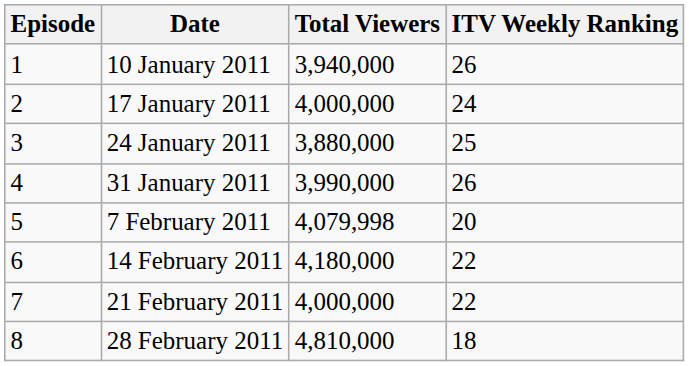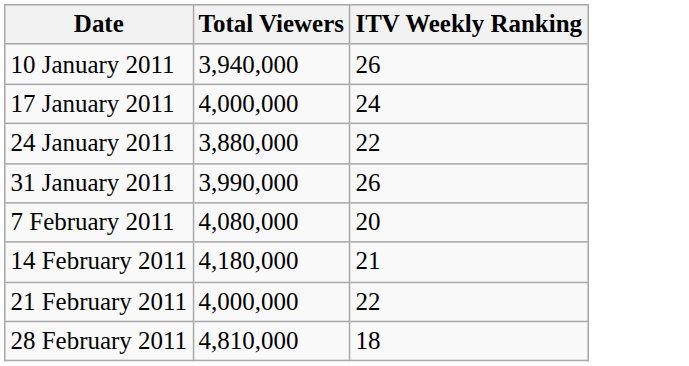- column: (53, 24)
(464, 143) 25 -> (368, 143) 22
(345, 222) 4,079,998 -> (249, 222) 4,080,000
(464, 261) 22 -> (368, 261) 21
